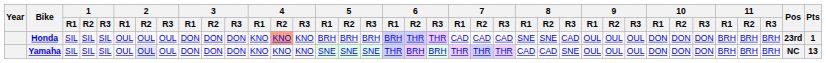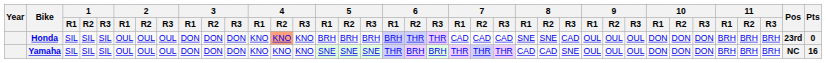(813, 38) 1 -> (813, 38) 0
(146, 51) lavender background -> (146, 51) no background
(813, 51) 13 -> (813, 51) 16
